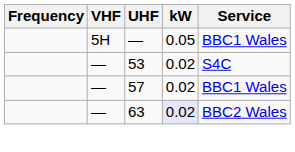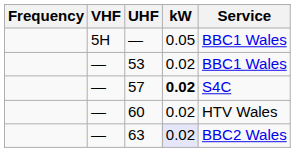(217, 64) S4C -> (244, 64) BBC1 Wales
(180, 87) normal -> (180, 87) bold
(244, 87) BBC1 Wales -> (217, 87) S4C
+ row: (136, 111)
